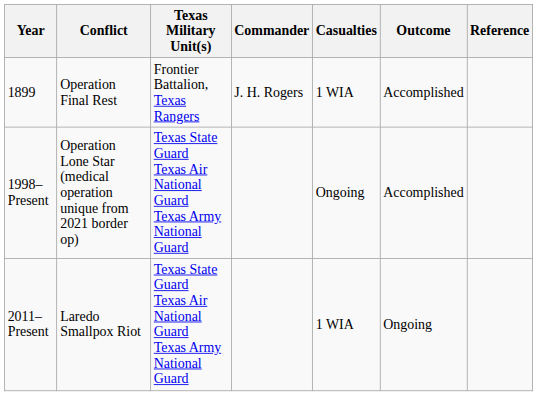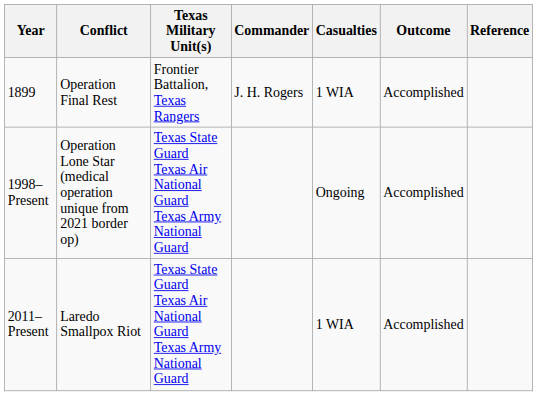(408, 324) Ongoing -> (423, 324) Accomplished
